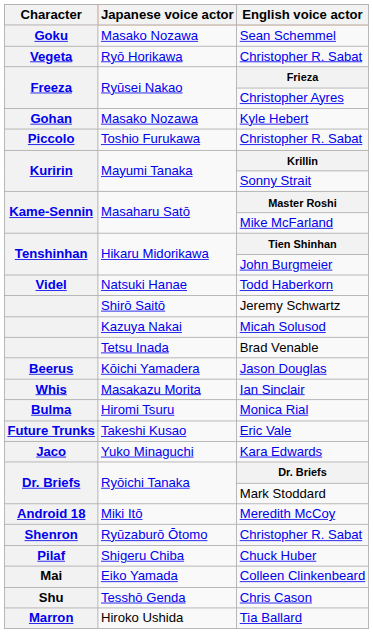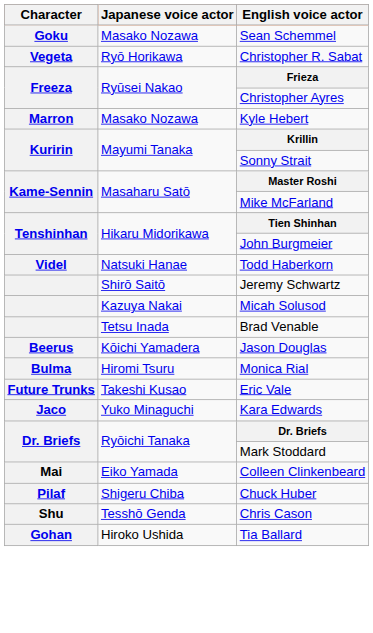(51, 118) Gohan -> (51, 118) Marron
- row: (151, 139)
- row: (151, 389)
- row: (122, 514)
- row: (154, 535)
rows swapped: (143, 555) <-> (139, 576)
(51, 618) Marron -> (51, 535) Gohan
